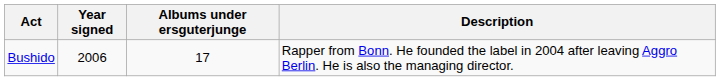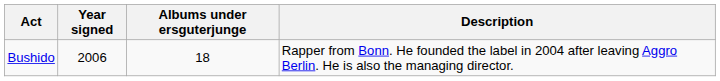(203, 57) 17 -> (203, 57) 18
